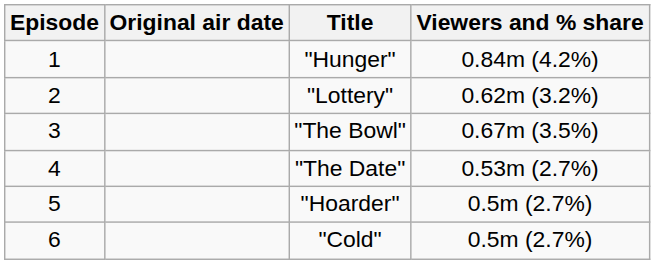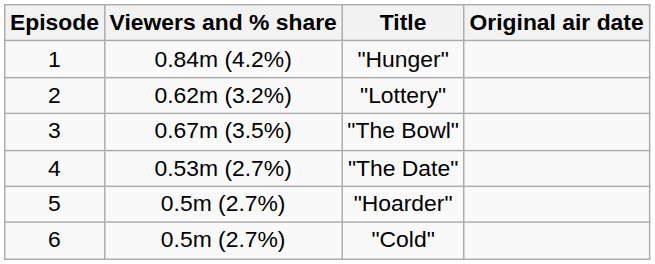columns swapped: (197, 22) <-> (530, 22)
